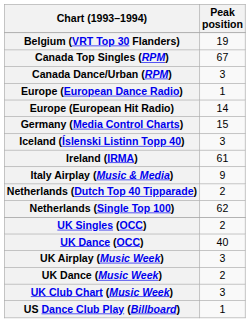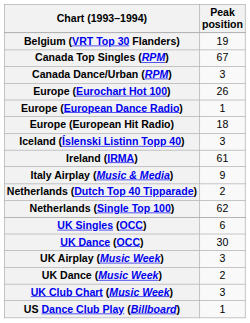+ row: (102, 91)
(222, 108) 14 -> (222, 125) 18
- row: (102, 125)
(222, 225) 2 -> (222, 225) 6
(222, 242) 40 -> (222, 242) 30
